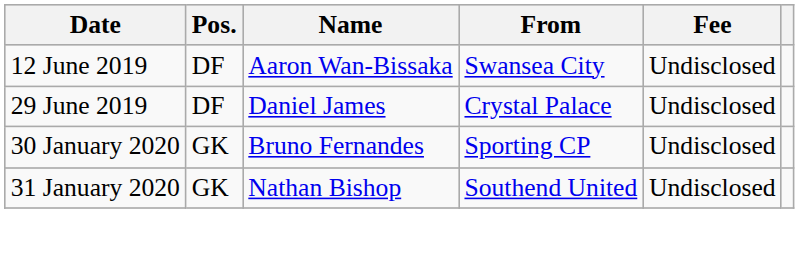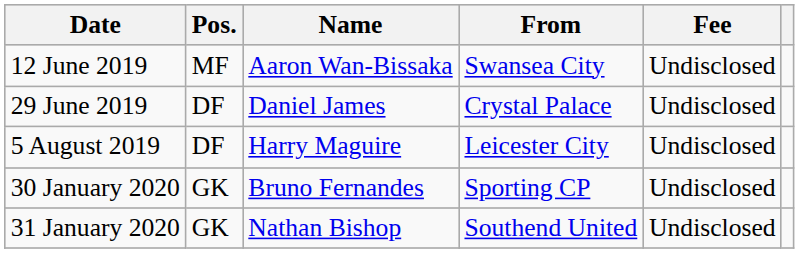(208, 65) DF -> (210, 65) MF
+ row: (85, 146)
